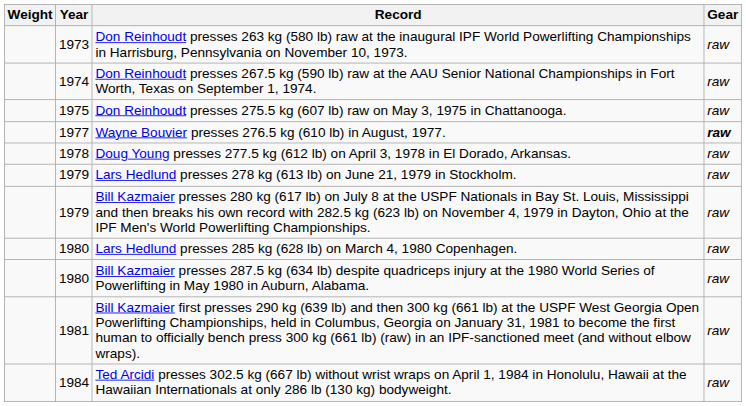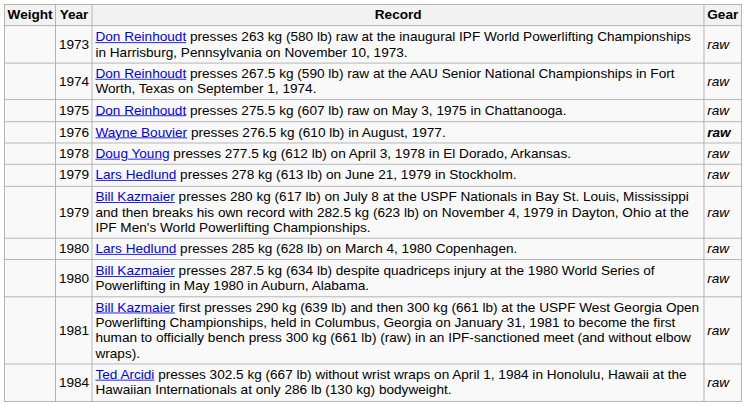(74, 132) 1977 -> (74, 132) 1976
